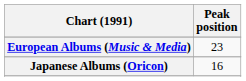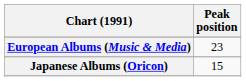(217, 66) 16 -> (217, 66) 15
